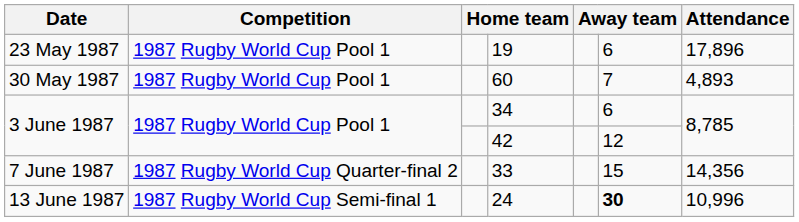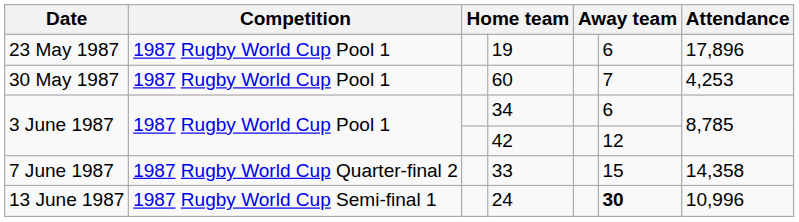(710, 79) 4,893 -> (710, 79) 4,253
(715, 170) 14,356 -> (715, 170) 14,358
